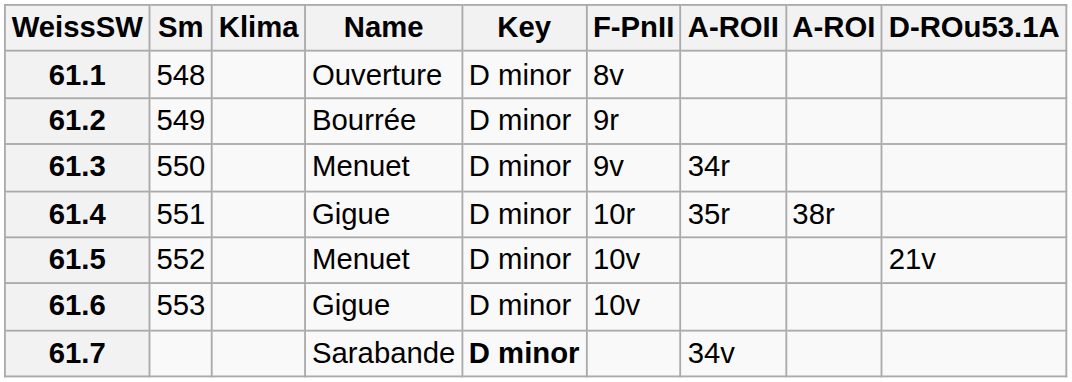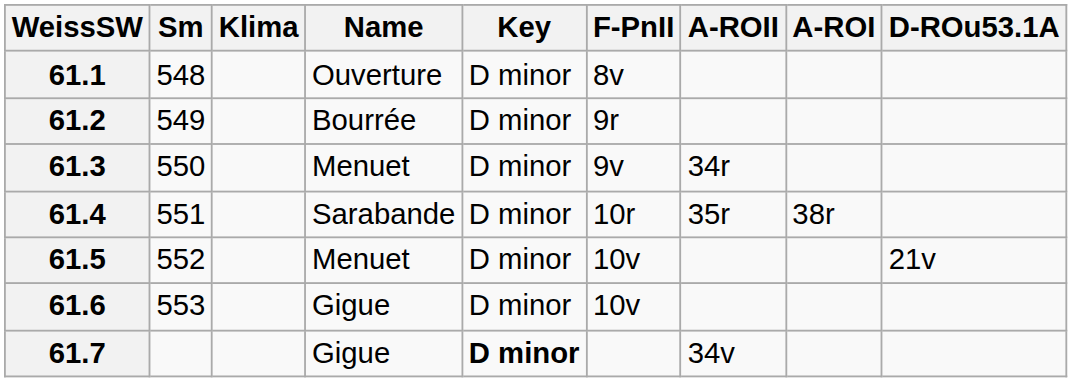(351, 213) Gigue -> (384, 213) Sarabande
(384, 352) Sarabande -> (351, 352) Gigue
